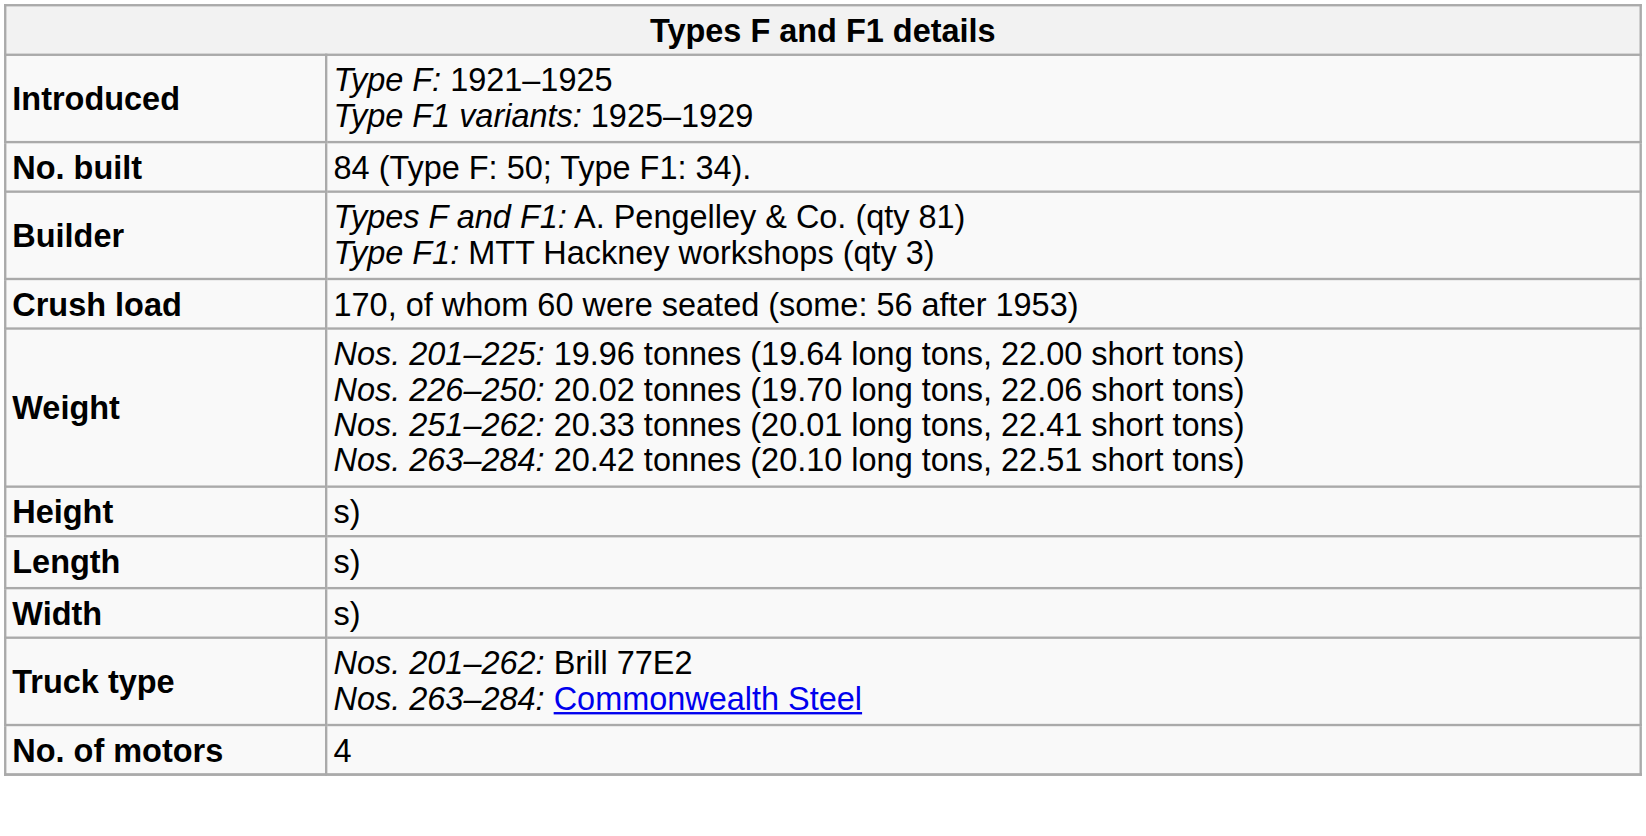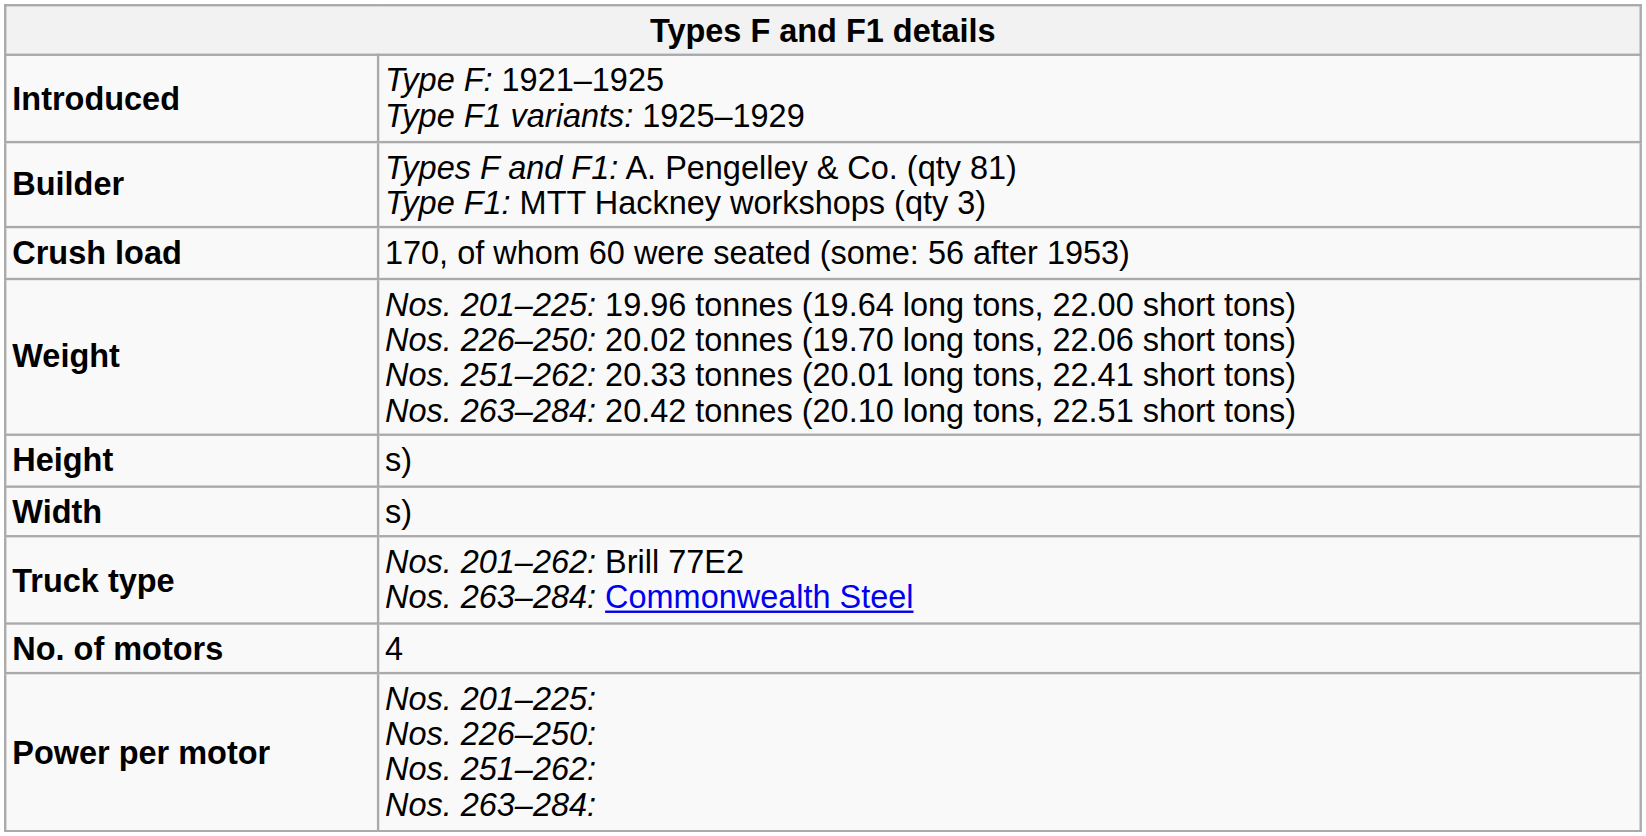- row: (77, 167)
- row: (66, 562)
+ row: (141, 752)
